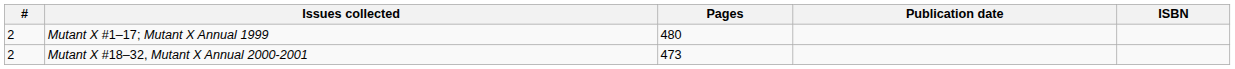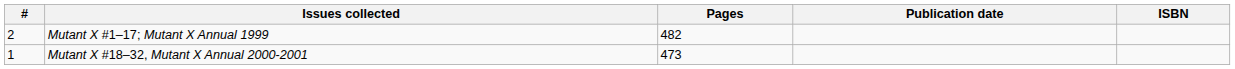(671, 34) 480 -> (671, 34) 482
(11, 54) 2 -> (11, 54) 1
